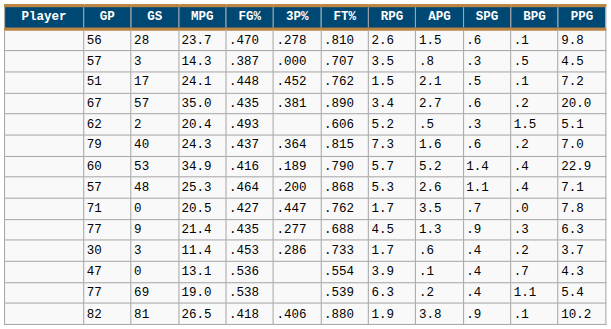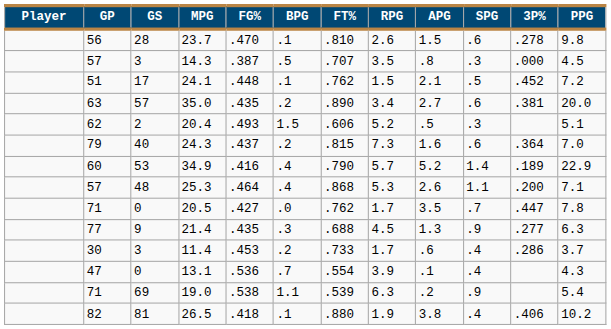columns swapped: (297, 17) <-> (534, 17)
(94, 103) 67 -> (94, 103) 63
(94, 292) 77 -> (94, 292) 71
(474, 292) .4 -> (474, 292) .9
(474, 313) .9 -> (474, 313) .4
